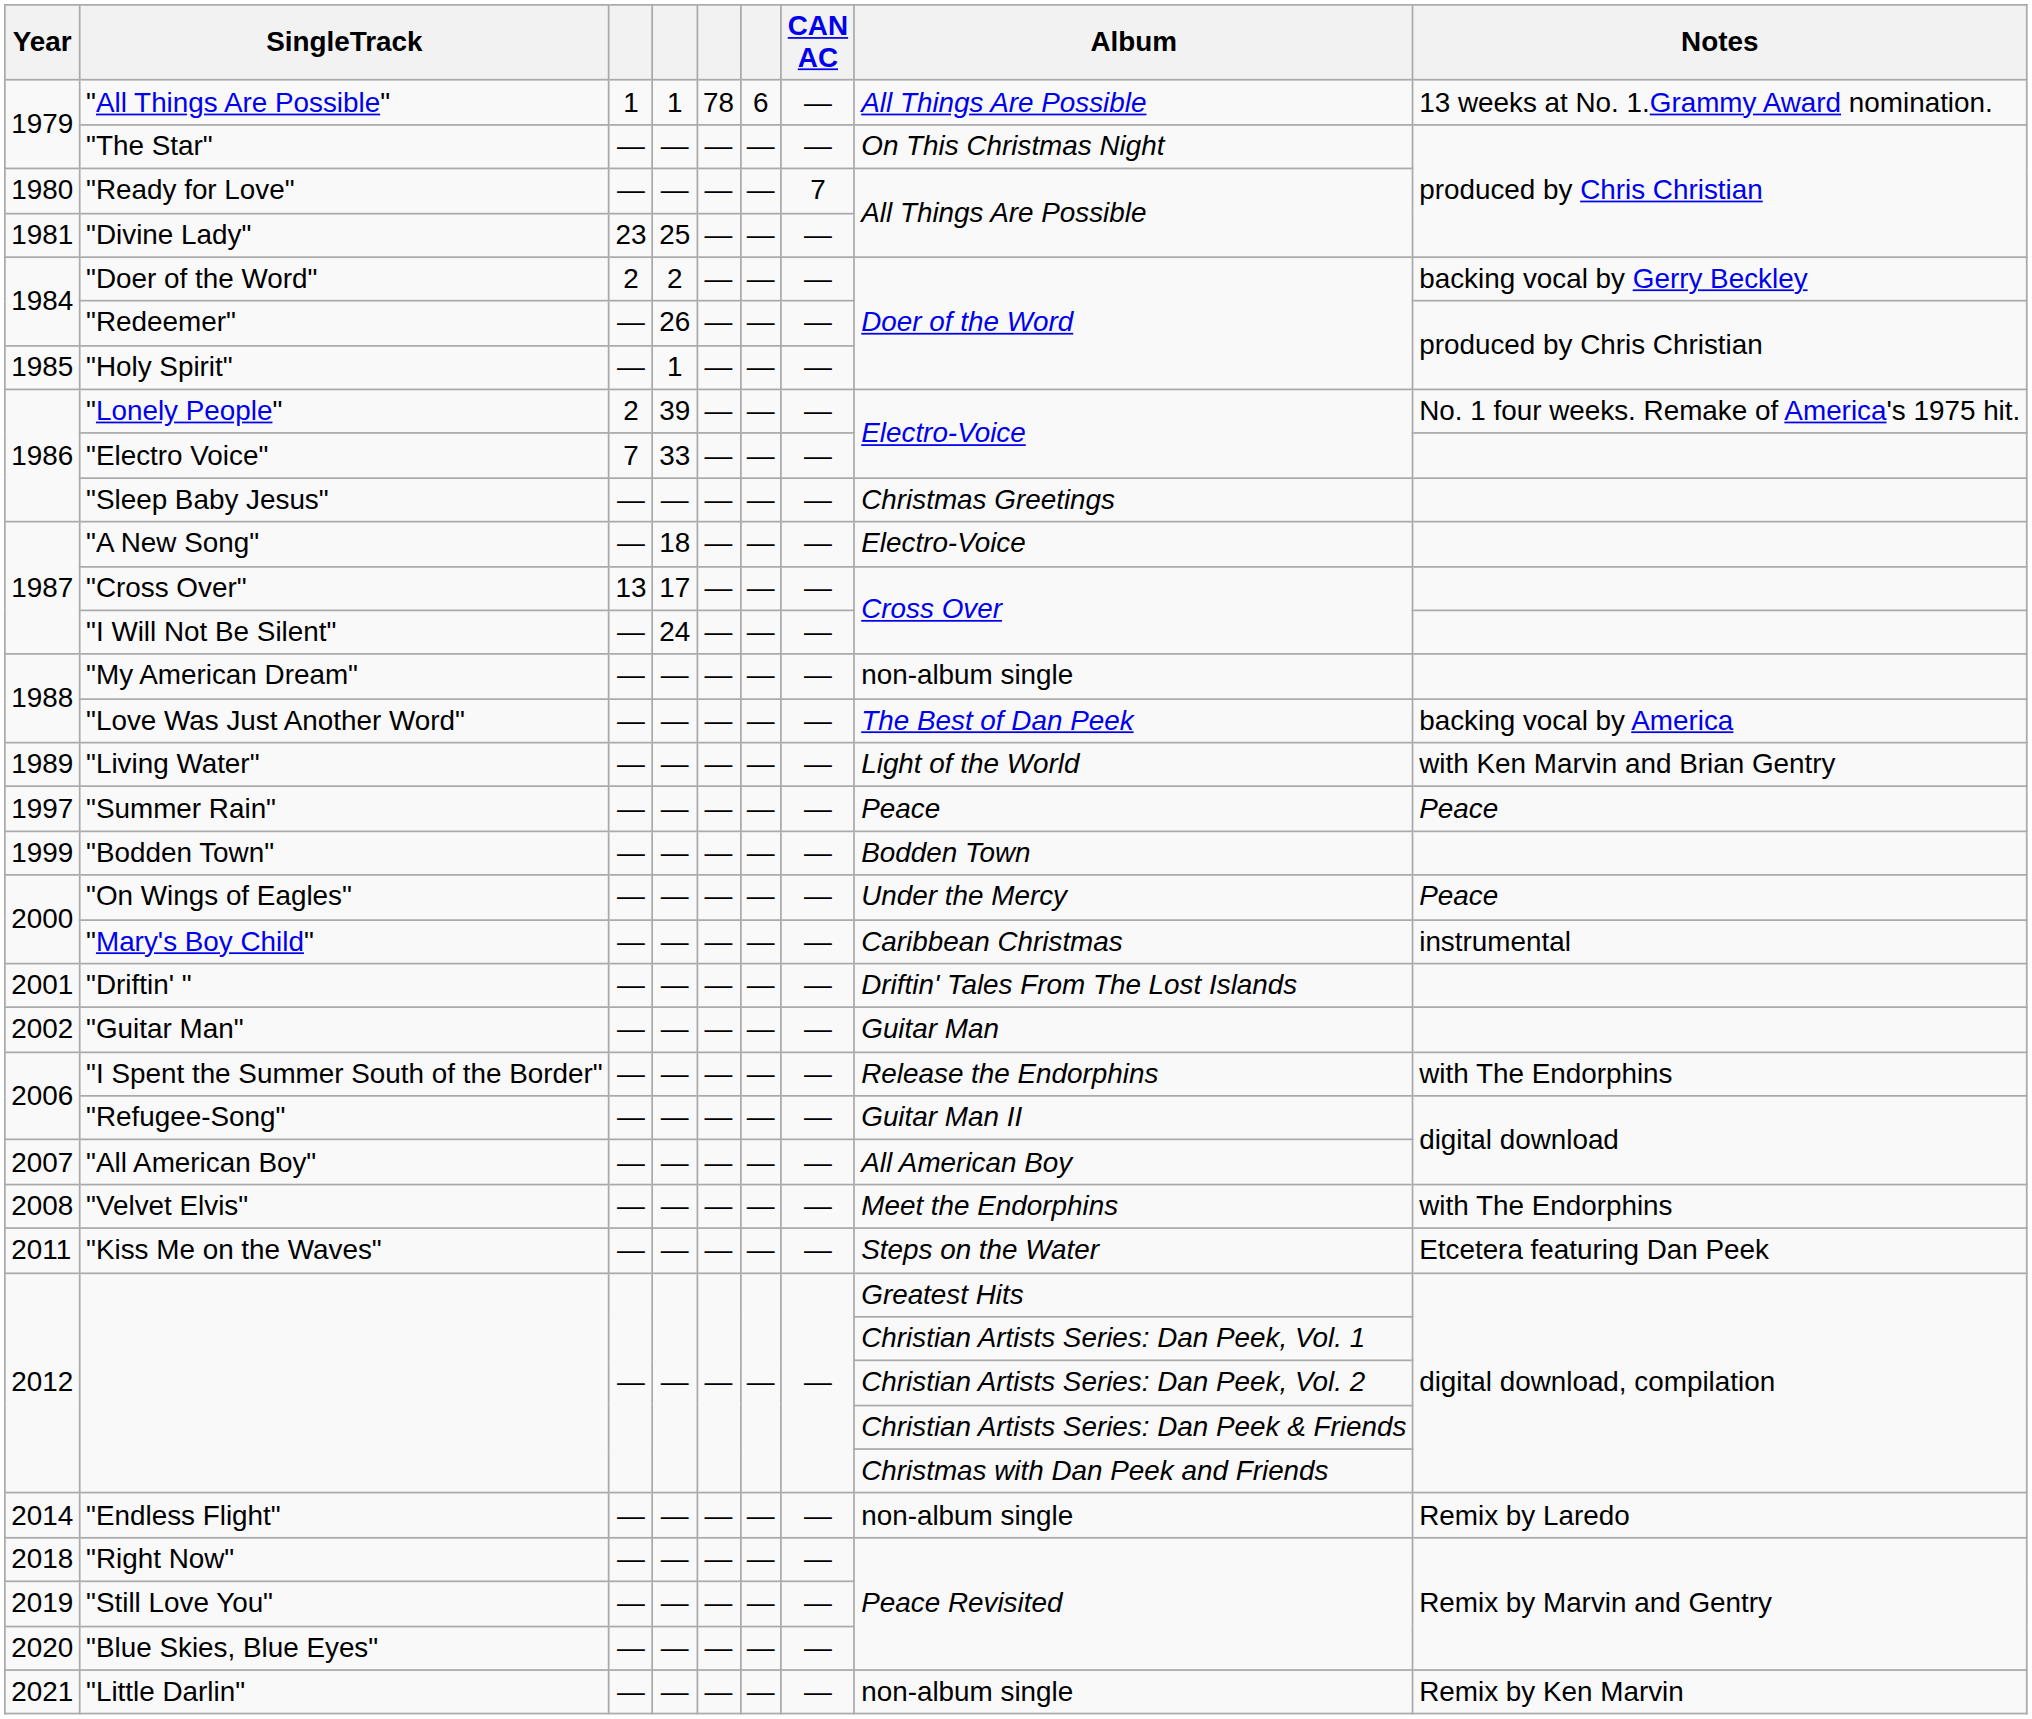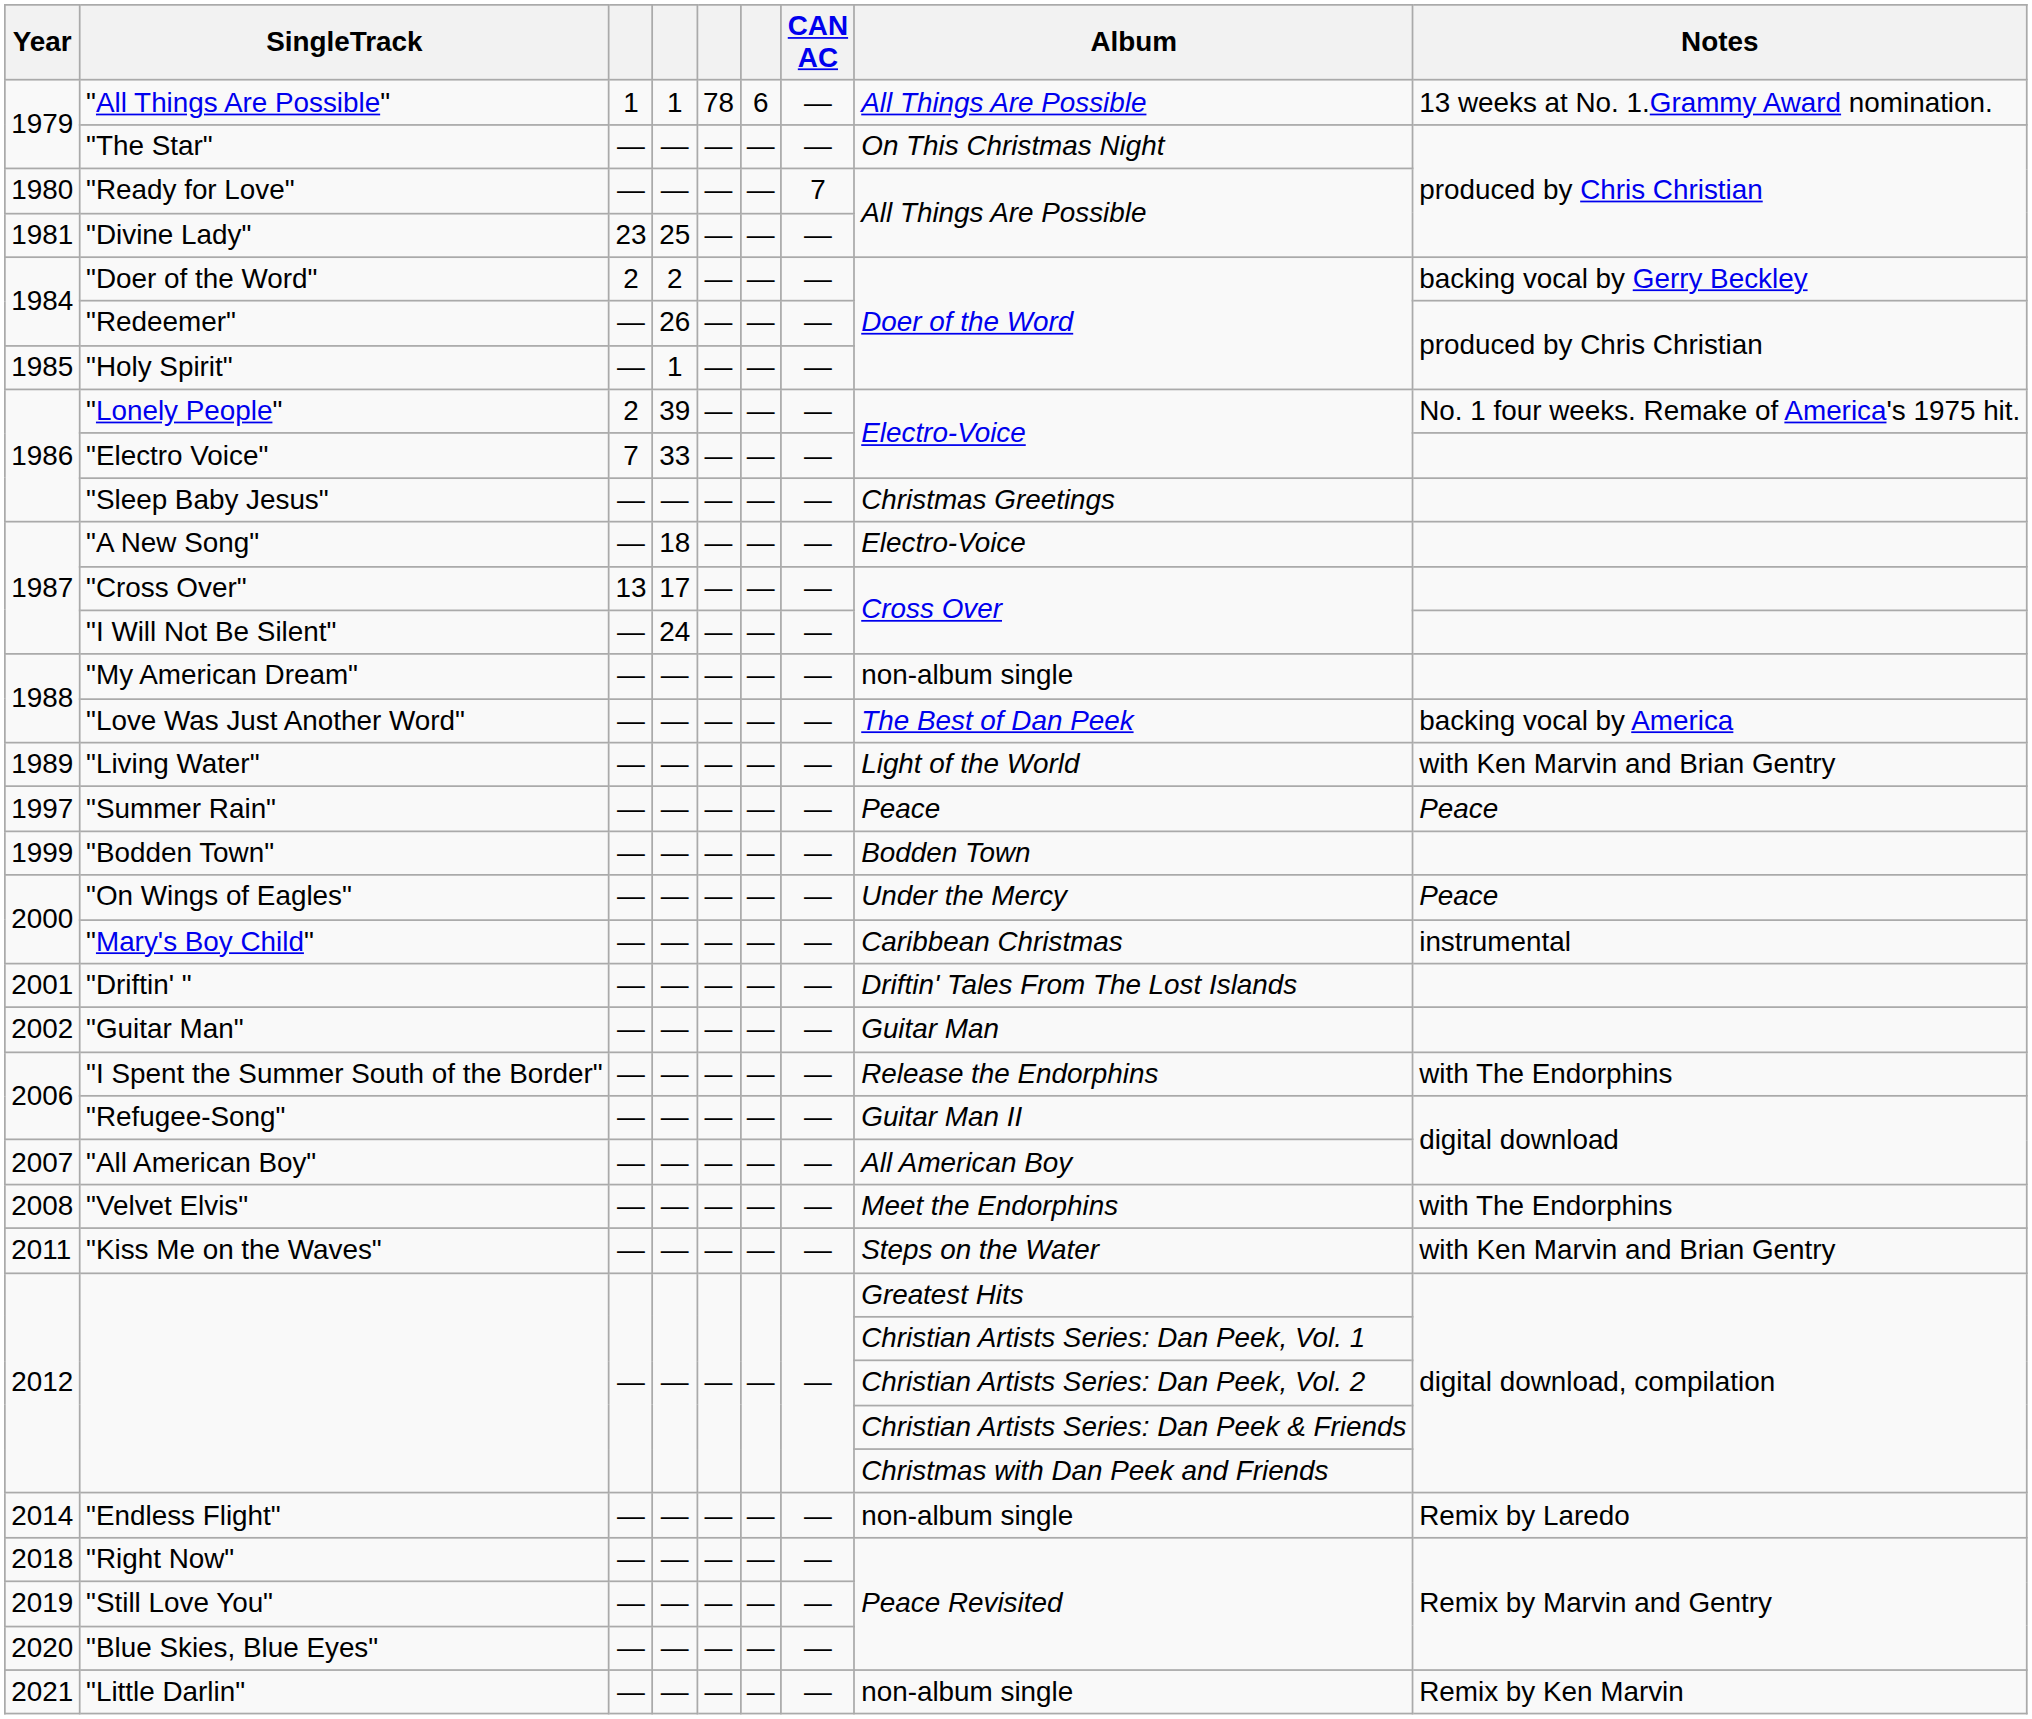(1594, 1250) Etcetera featuring Dan Peek -> (1627, 1250) with Ken Marvin and Brian Gentry
